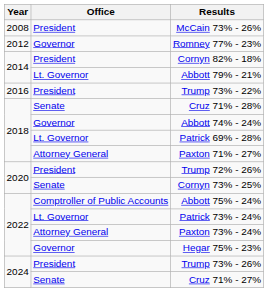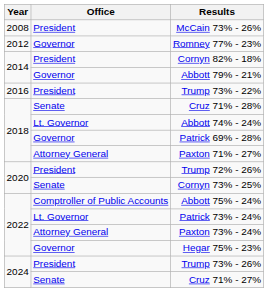(61, 75) Lt. Governor -> (54, 75) Governor
(54, 122) Governor -> (61, 122) Lt. Governor
(61, 138) Lt. Governor -> (54, 138) Governor
